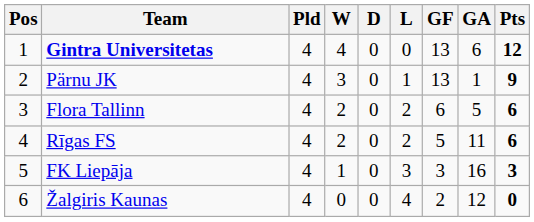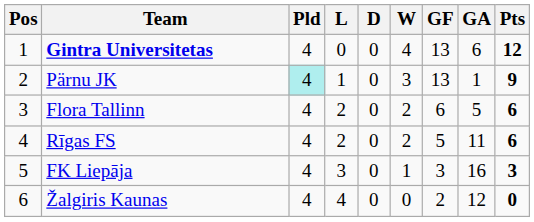columns swapped: (341, 19) <-> (406, 19)
(307, 79) no background -> (307, 79) paleturquoise background
